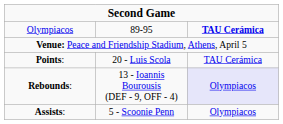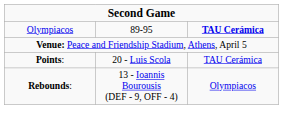(233, 86) lavender background -> (233, 86) no background
- row: (50, 112)
